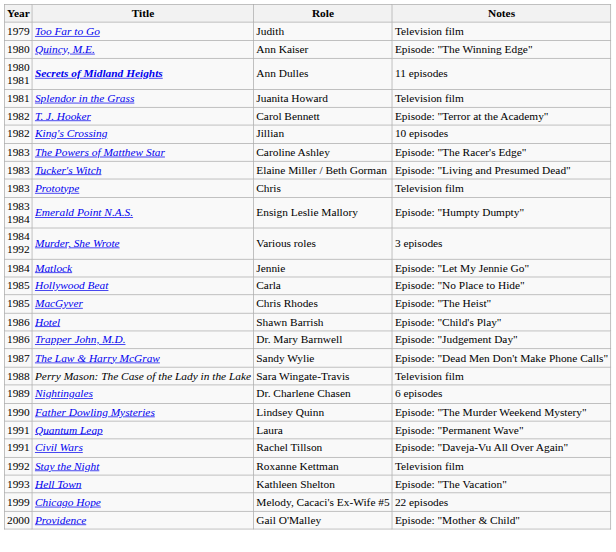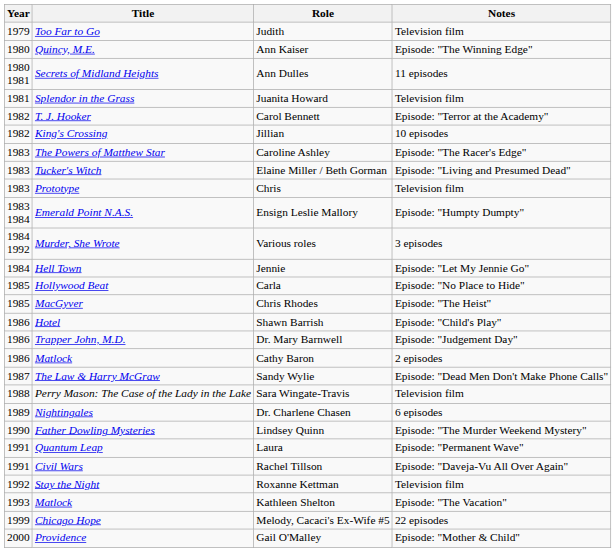(99, 73) bold -> (97, 73) normal
(54, 268) Matlock -> (58, 268) Hell Town
+ row: (285, 358)
(58, 484) Hell Town -> (54, 502) Matlock
